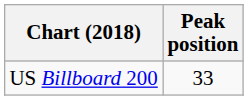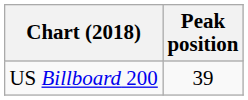(203, 77) 33 -> (203, 77) 39
